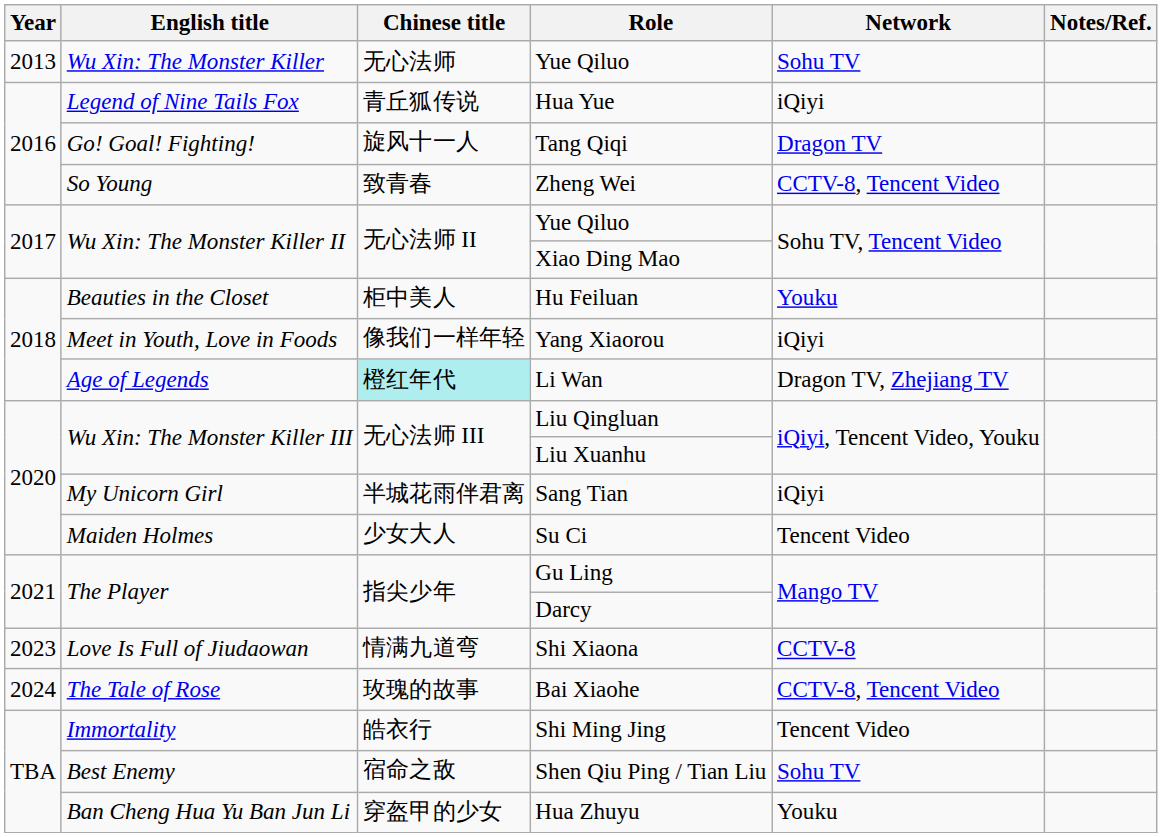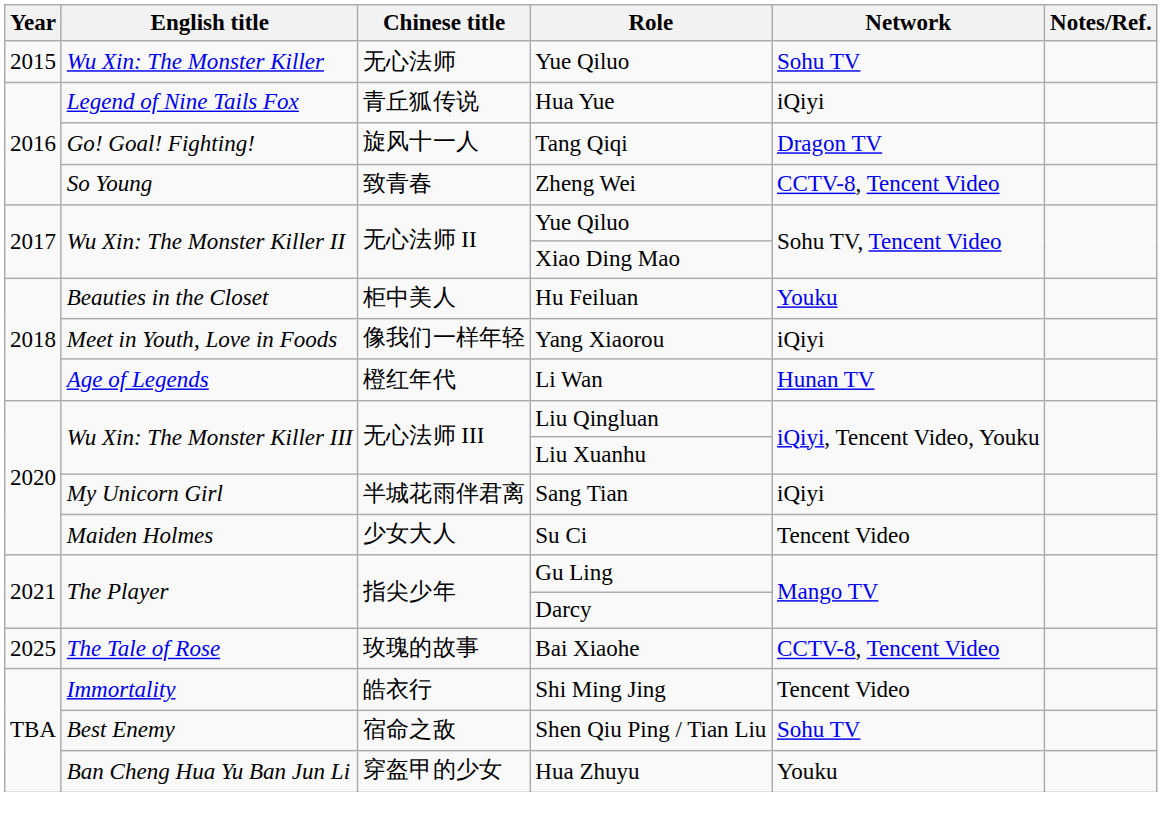(33, 61) 2013 -> (33, 61) 2015
(409, 378) paleturquoise background -> (409, 378) no background
(893, 379) Dragon TV, Zhejiang TV -> (826, 379) Hunan TV
- row: (188, 648)
(33, 689) 2024 -> (33, 648) 2025
